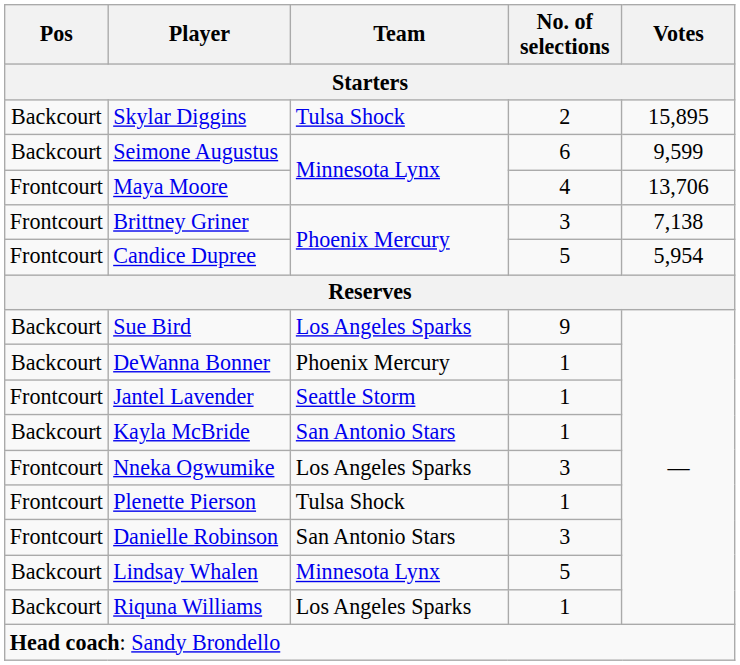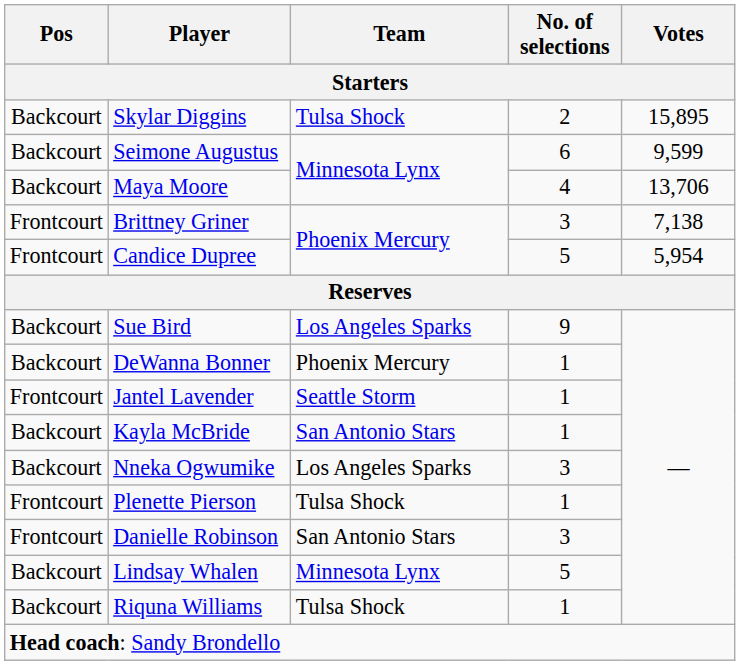(56, 186) Frontcourt -> (56, 186) Backcourt
(56, 467) Frontcourt -> (56, 467) Backcourt
(384, 607) Los Angeles Sparks -> (350, 607) Tulsa Shock
